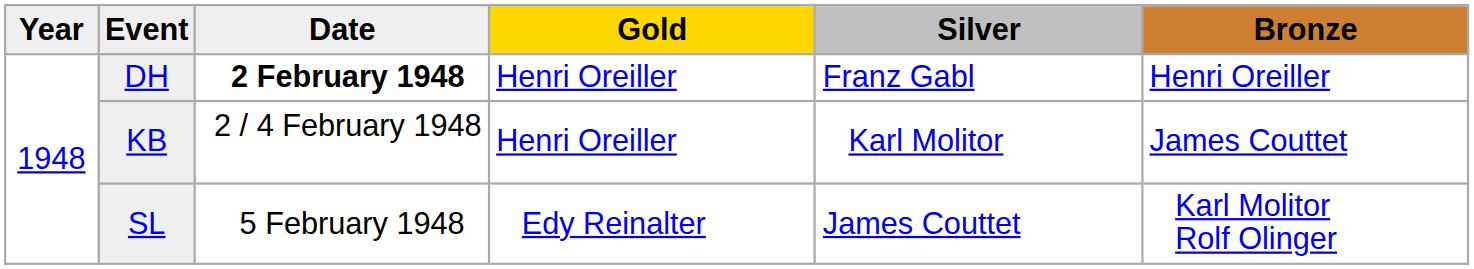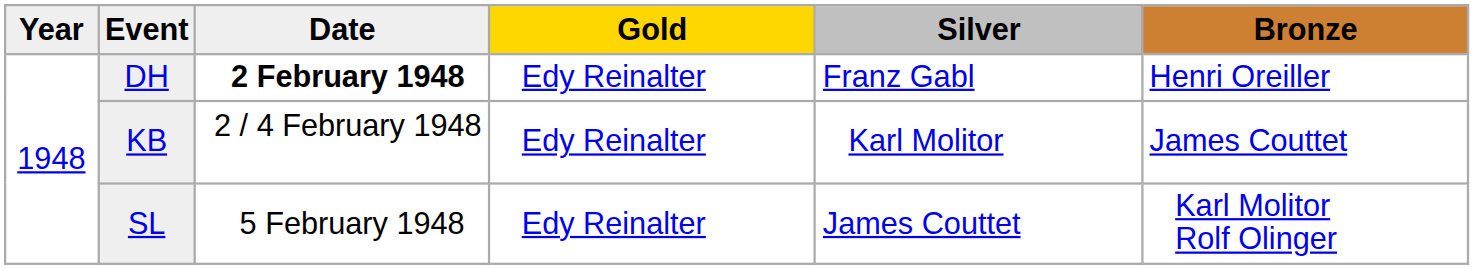(586, 77) Henri Oreiller -> (601, 77) Edy Reinalter
(586, 141) Henri Oreiller -> (601, 141) Edy Reinalter
